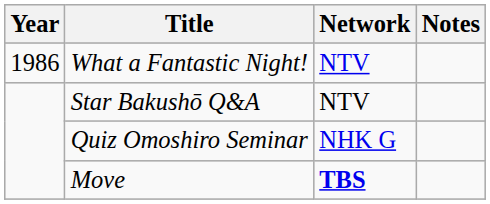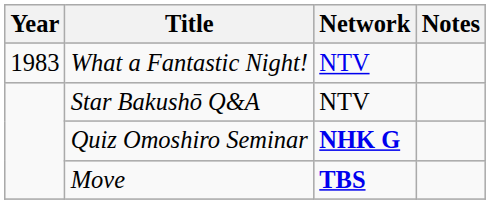(35, 62) 1986 -> (35, 62) 1983
(358, 140) normal -> (360, 140) bold
